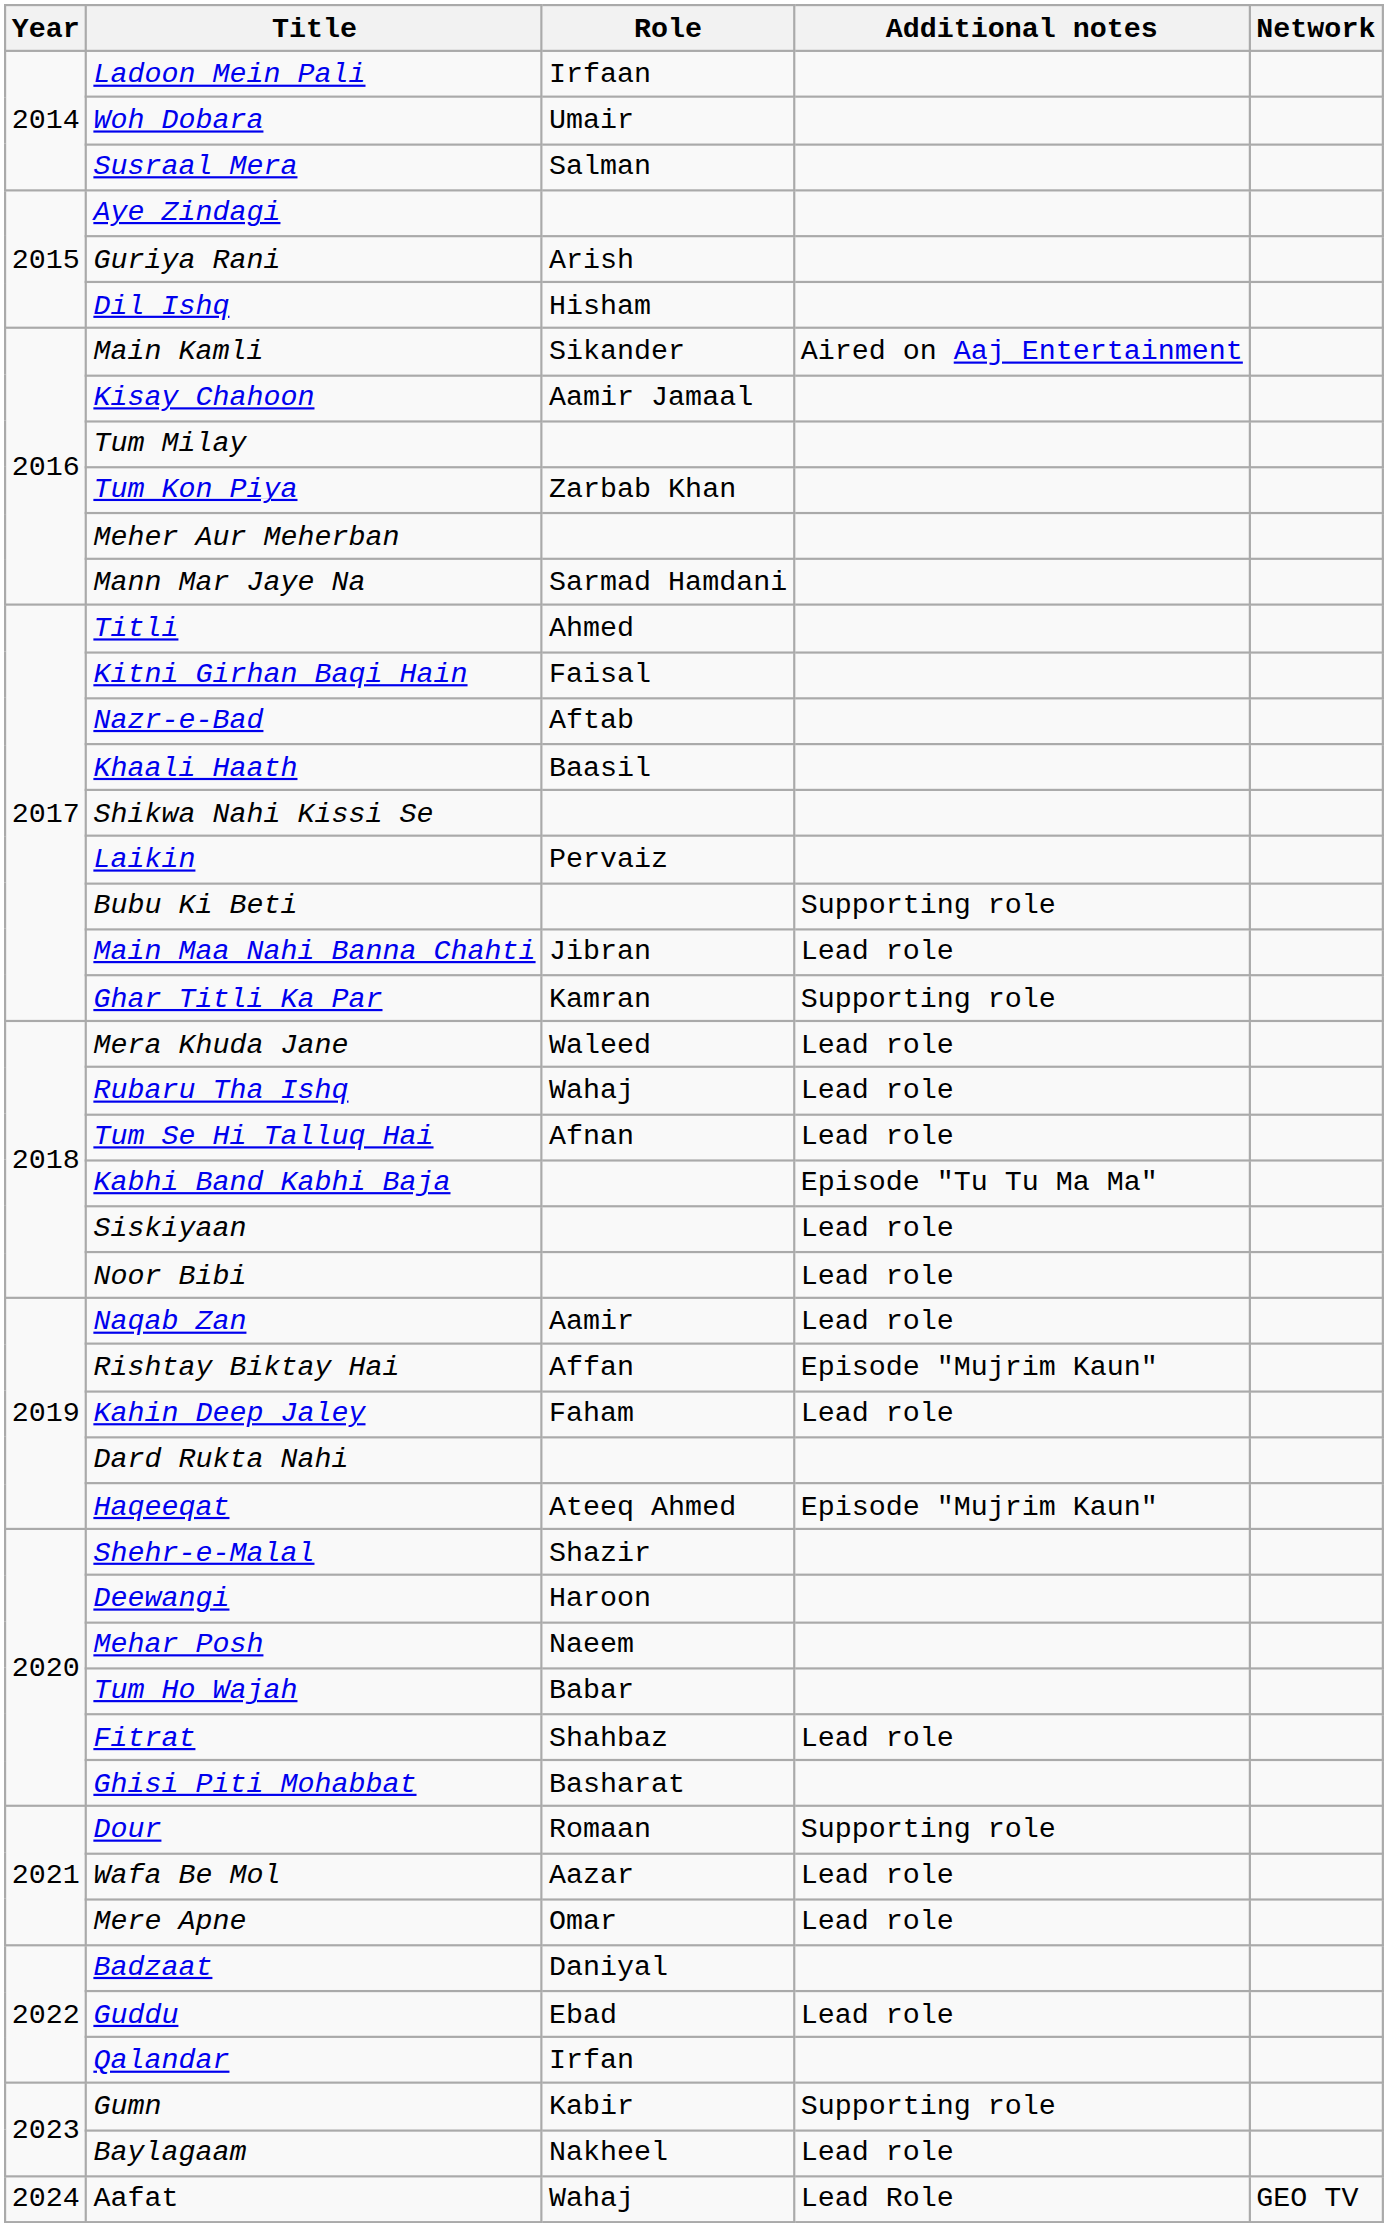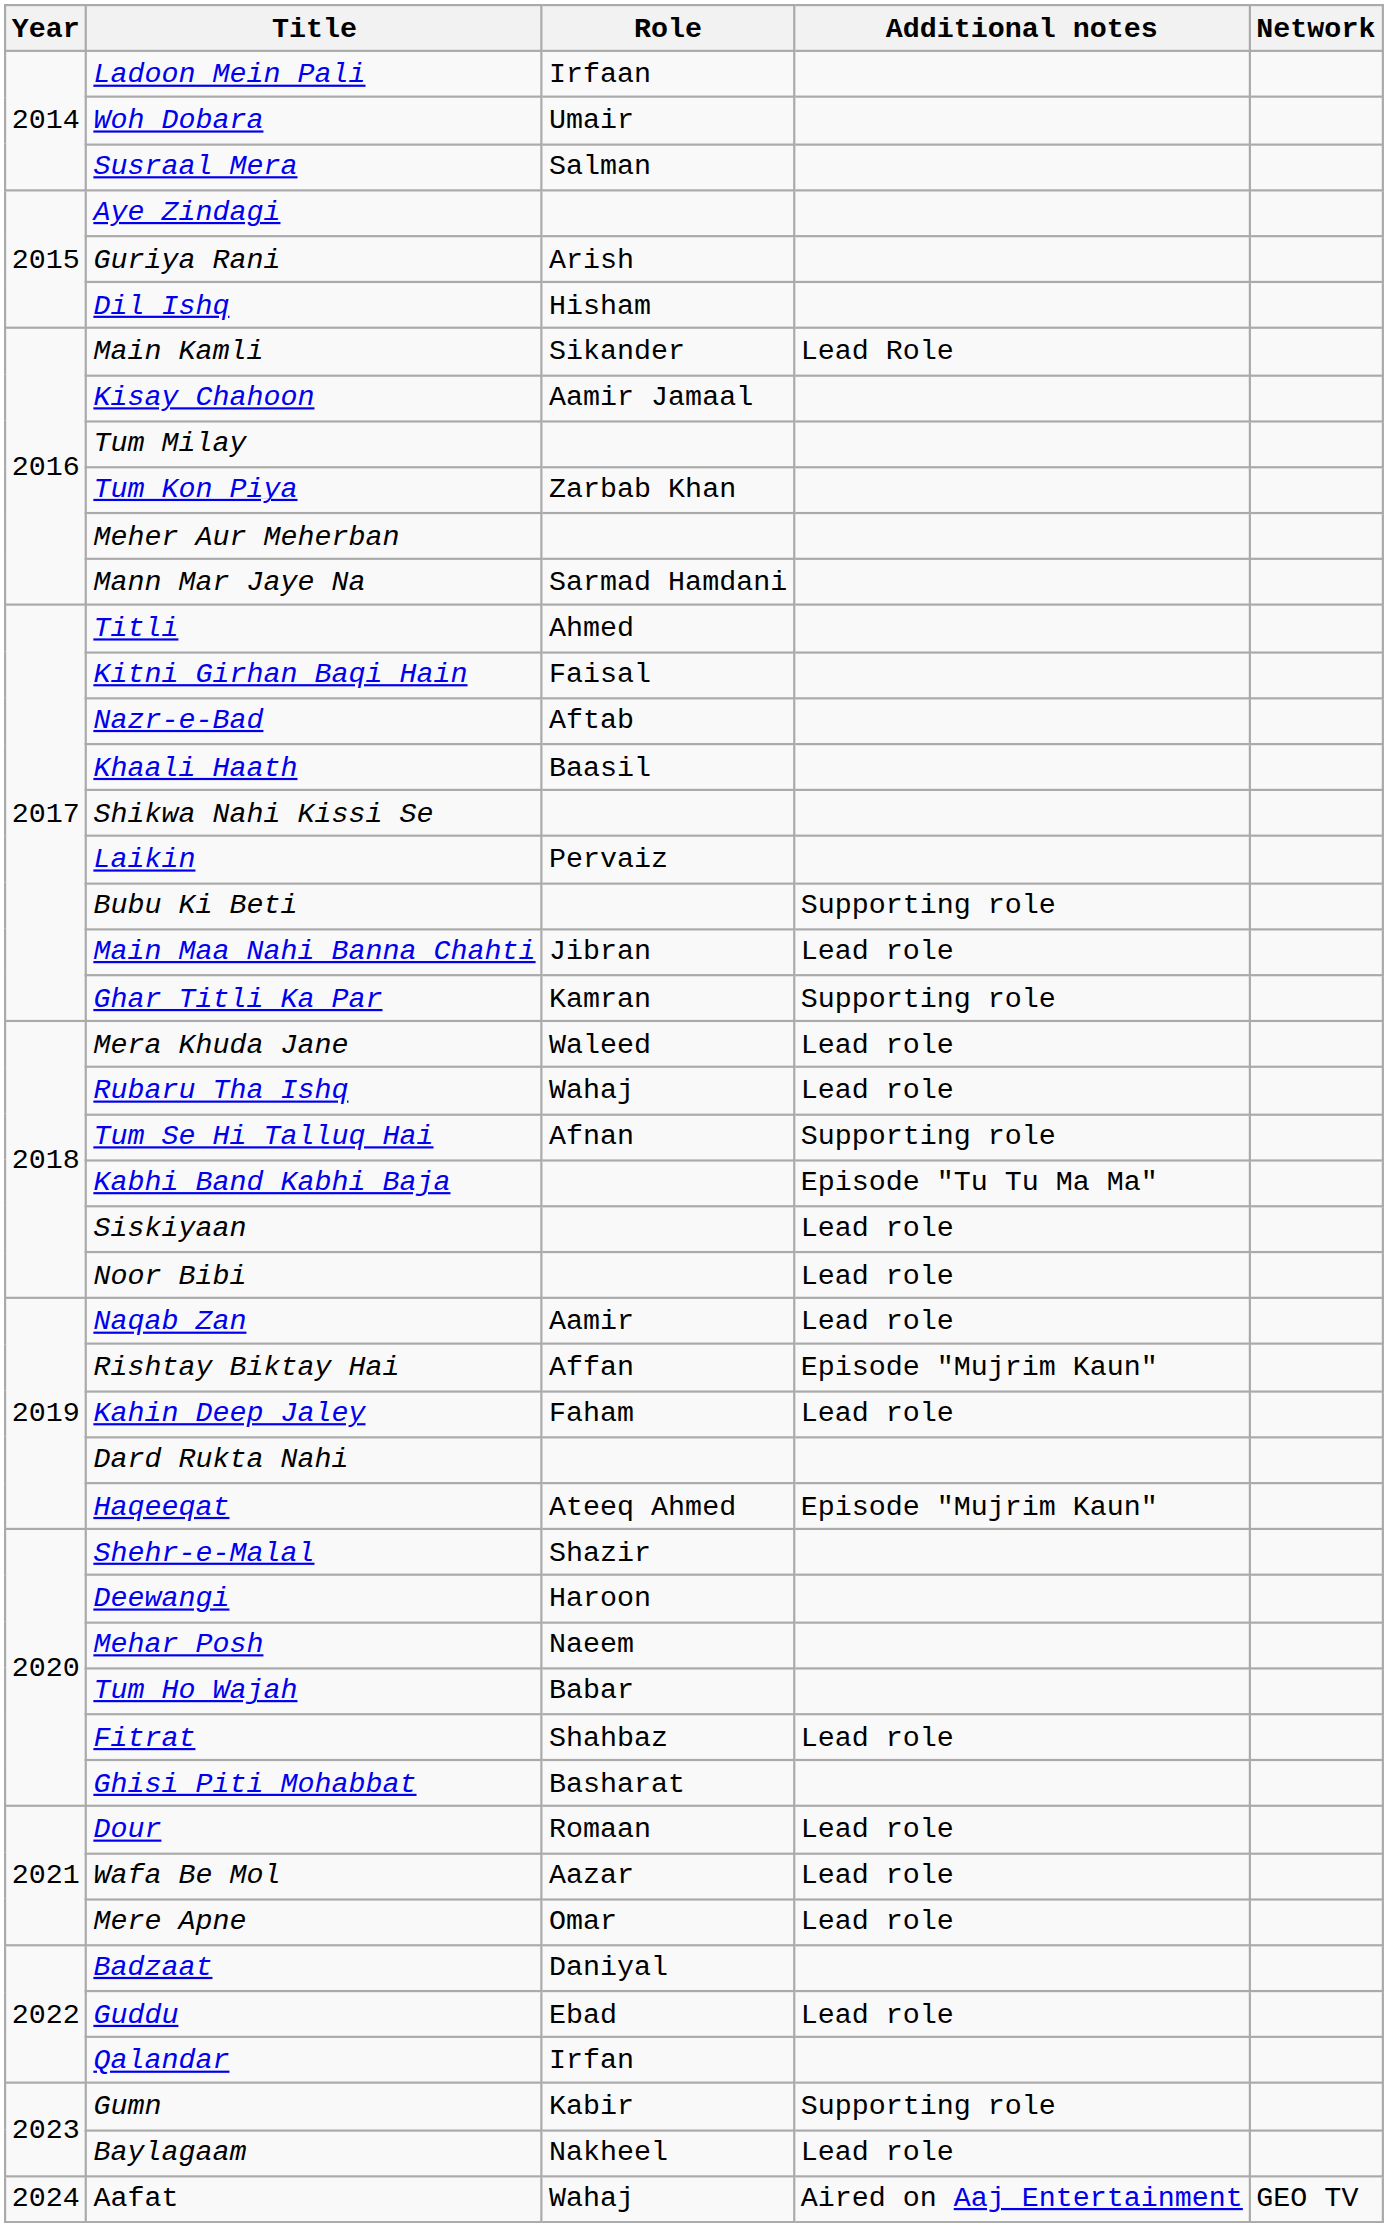(1022, 352) Aired on Aaj Entertainment -> (877, 352) Lead Role
(877, 1137) Lead role -> (928, 1137) Supporting role
(928, 1830) Supporting role -> (877, 1830) Lead role
(877, 2199) Lead Role -> (1022, 2199) Aired on Aaj Entertainment
